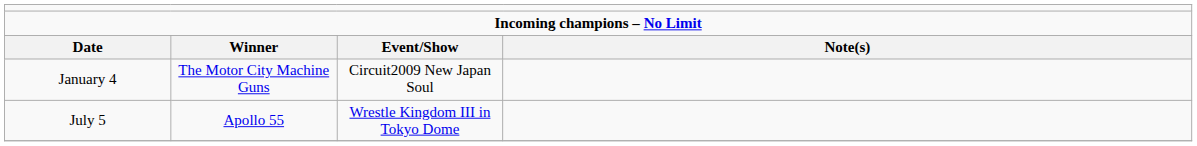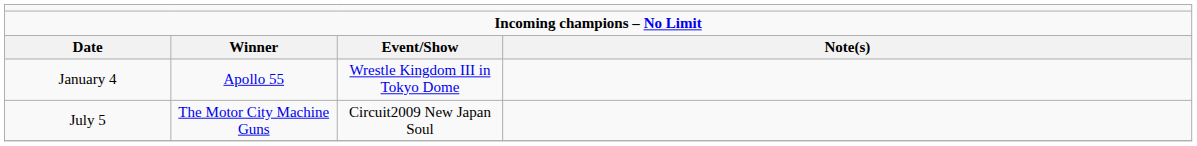(254, 79) The Motor City Machine Guns -> (254, 79) Apollo 55
(420, 79) Circuit2009 New Japan Soul -> (420, 79) Wrestle Kingdom III in Tokyo Dome
(254, 120) Apollo 55 -> (254, 120) The Motor City Machine Guns
(420, 120) Wrestle Kingdom III in Tokyo Dome -> (420, 120) Circuit2009 New Japan Soul
